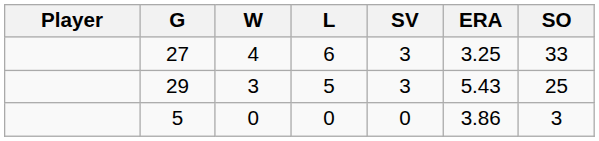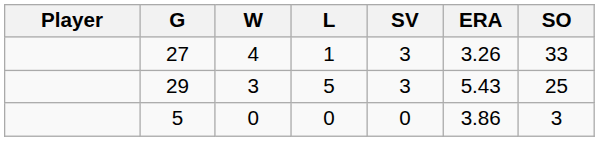(329, 53) 6 -> (329, 53) 1
(481, 53) 3.25 -> (481, 53) 3.26
